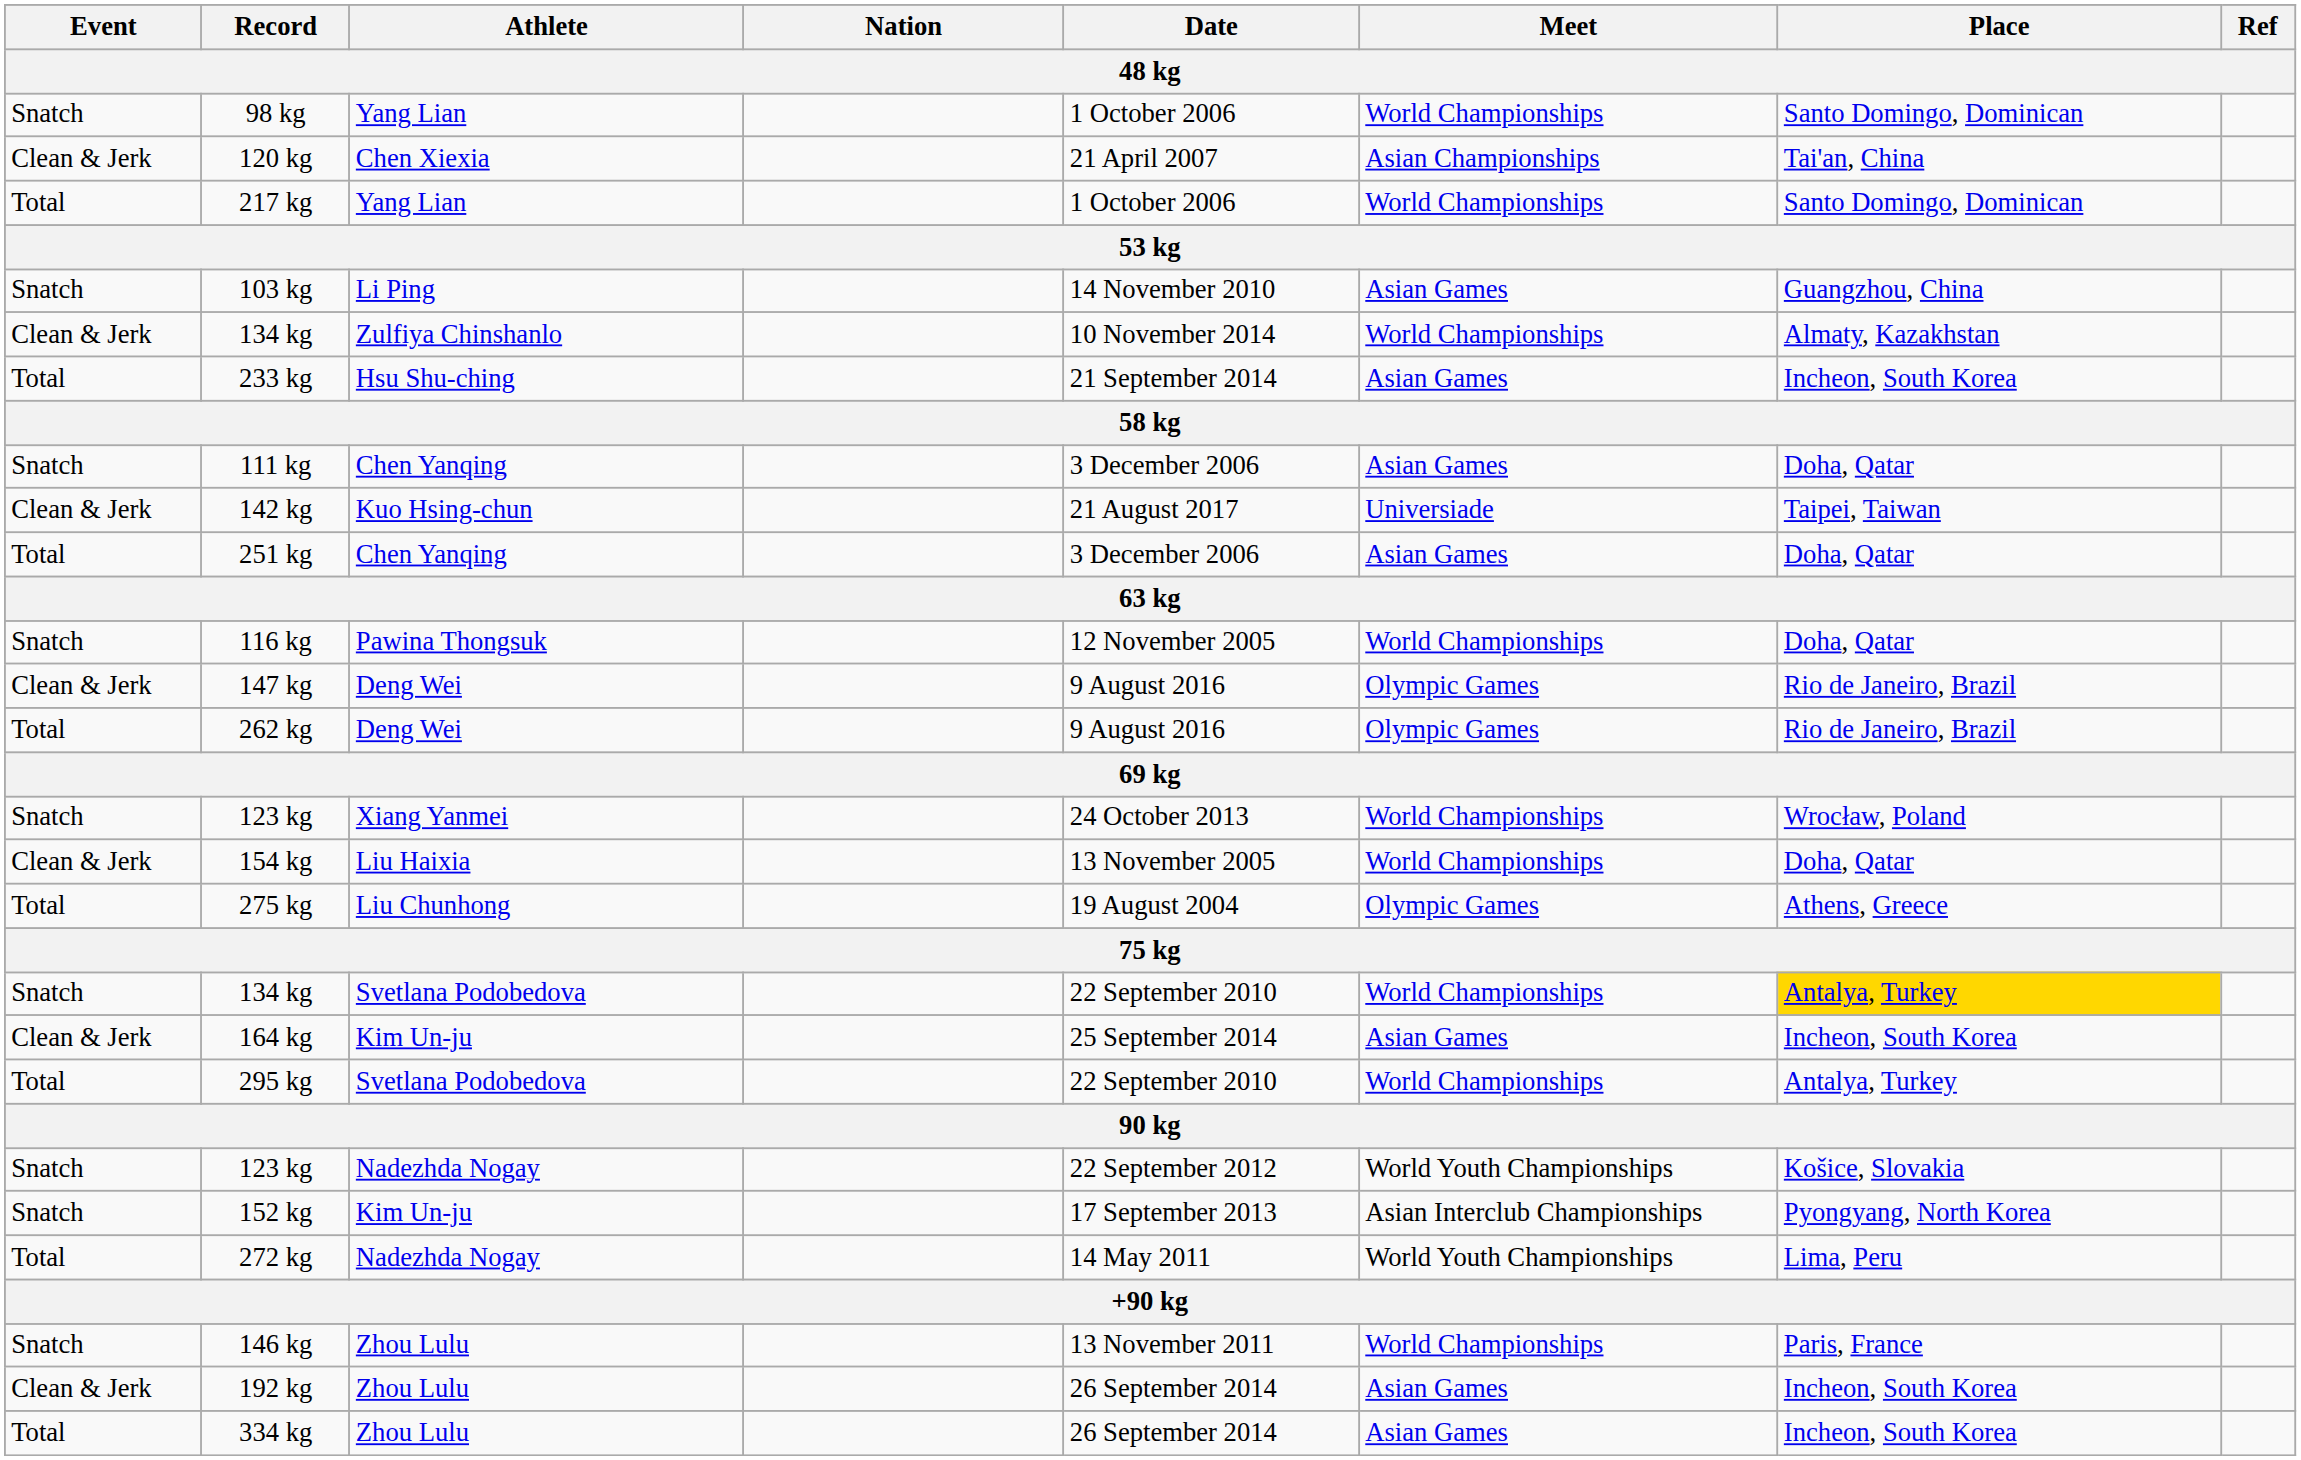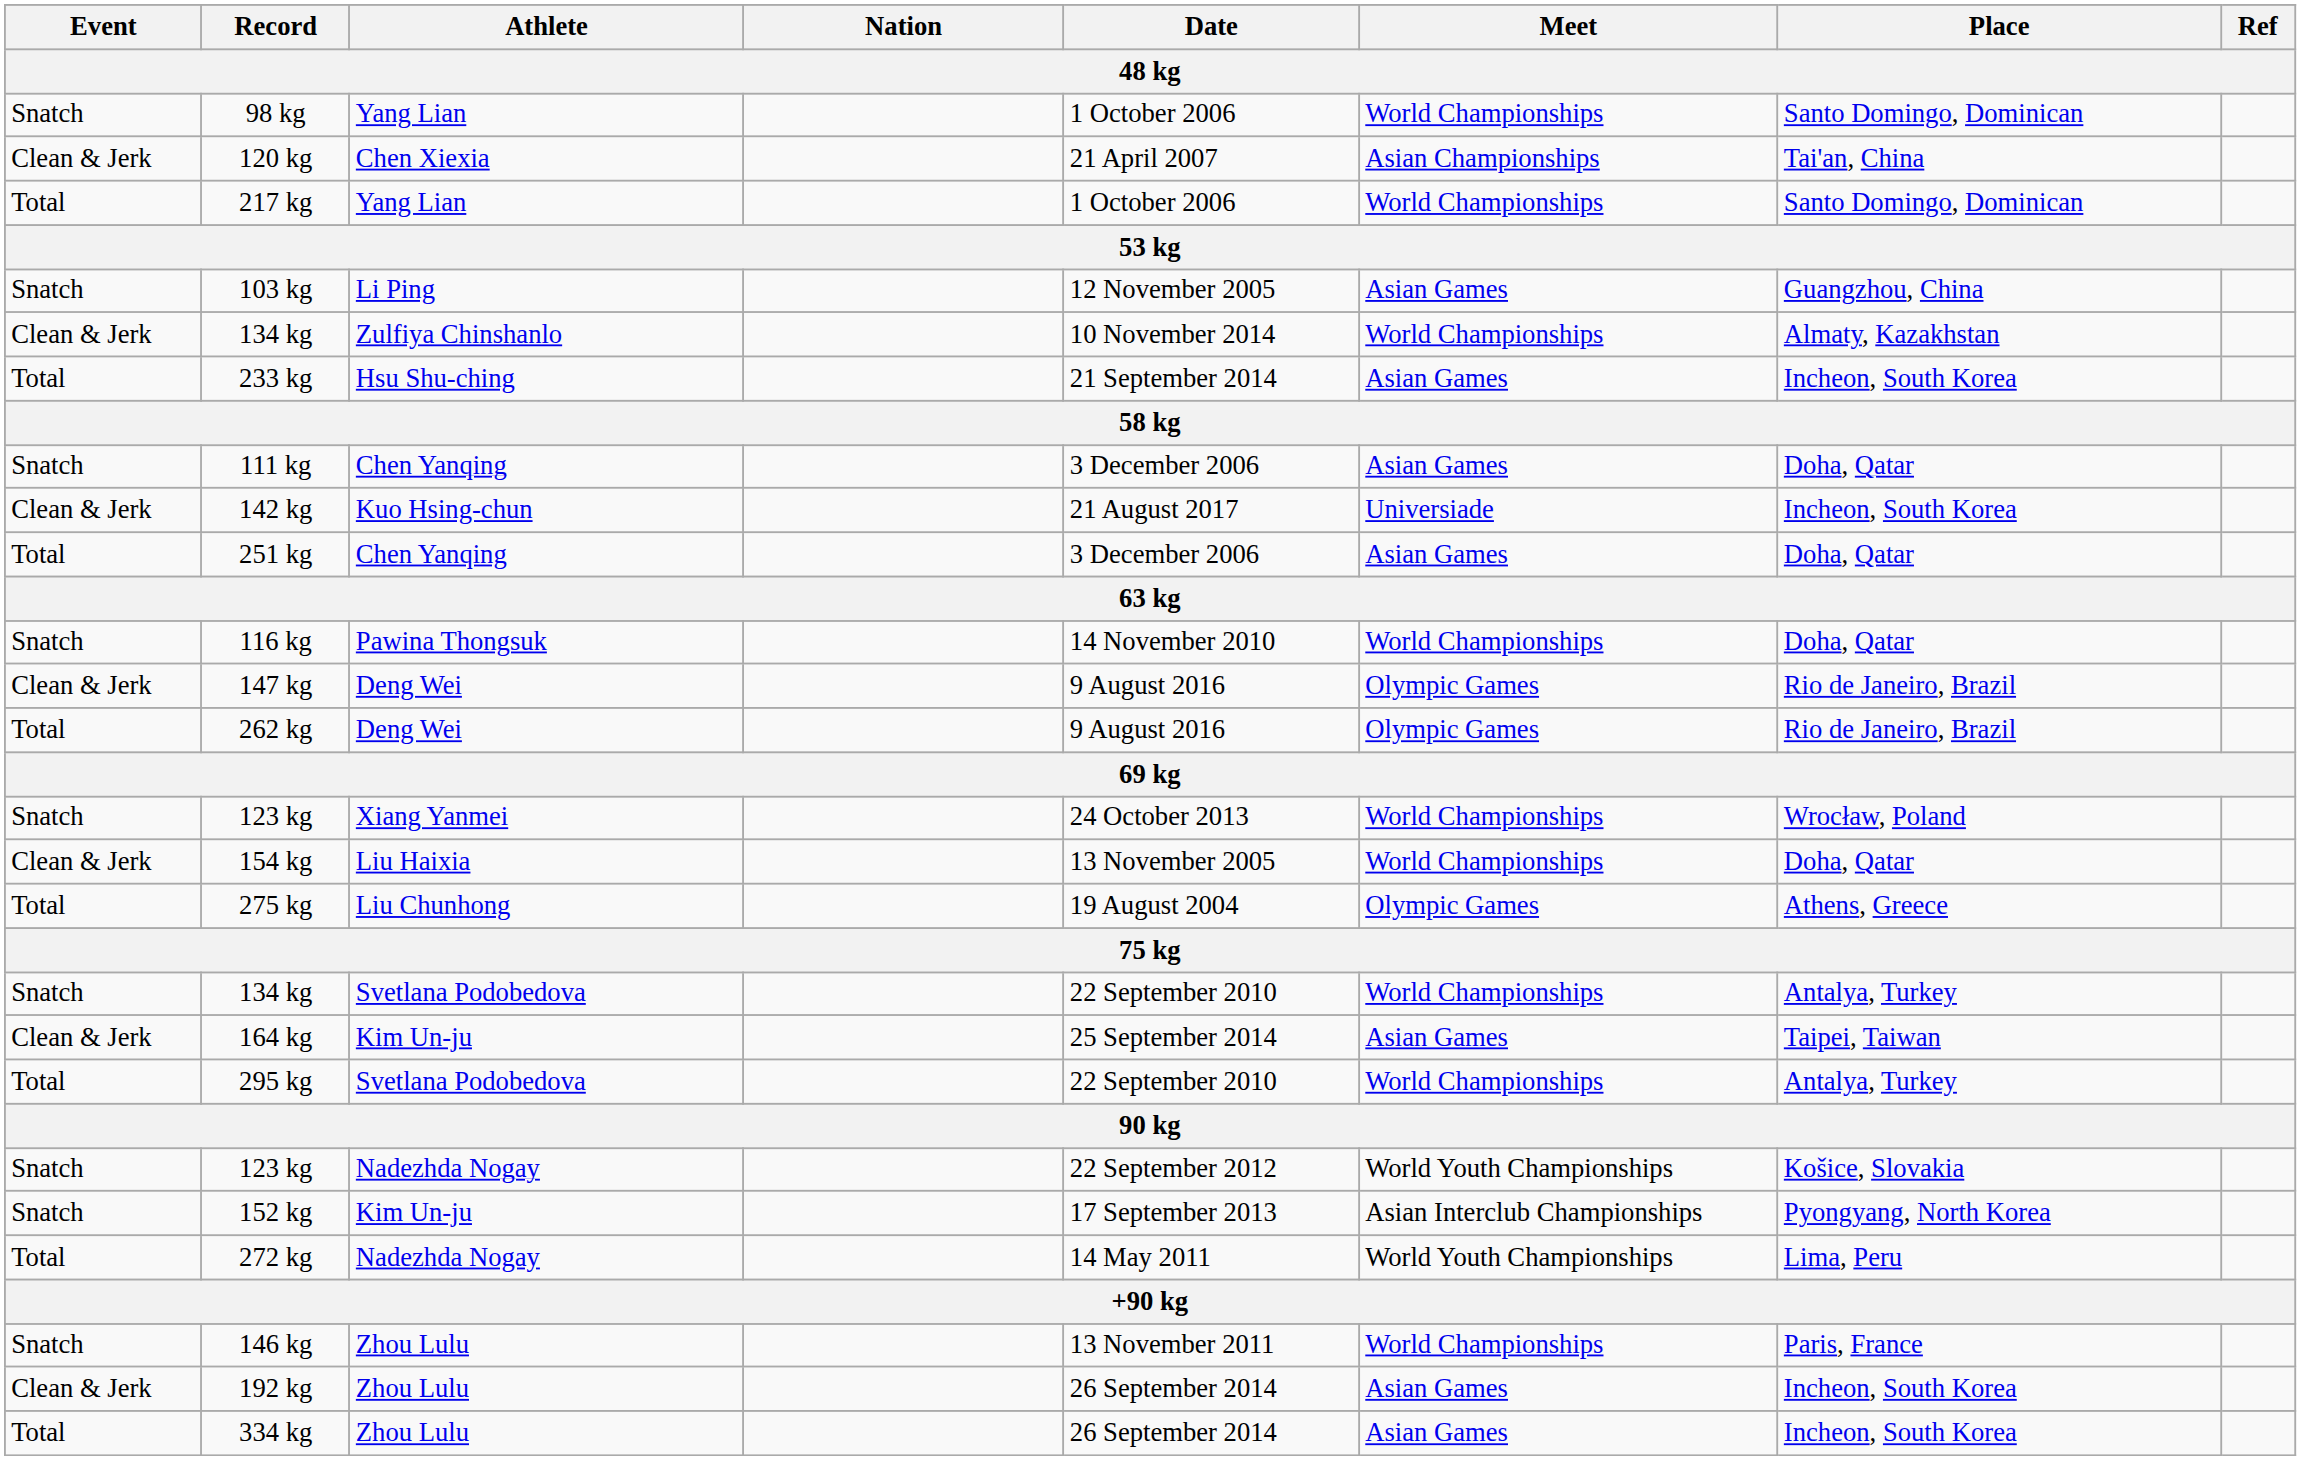(1173, 290) 14 November 2010 -> (1173, 290) 12 November 2005
(1862, 510) Taipei, Taiwan -> (1900, 510) Incheon, South Korea
(1173, 641) 12 November 2005 -> (1173, 641) 14 November 2010
(1870, 993) gold background -> (1870, 993) no background
(1900, 1037) Incheon, South Korea -> (1862, 1037) Taipei, Taiwan
